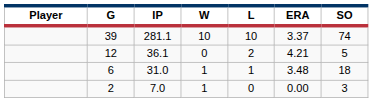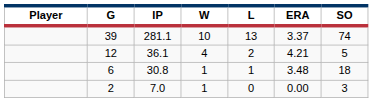(251, 36) 10 -> (251, 36) 13
(204, 53) 0 -> (204, 53) 4
(158, 71) 31.0 -> (158, 71) 30.8
